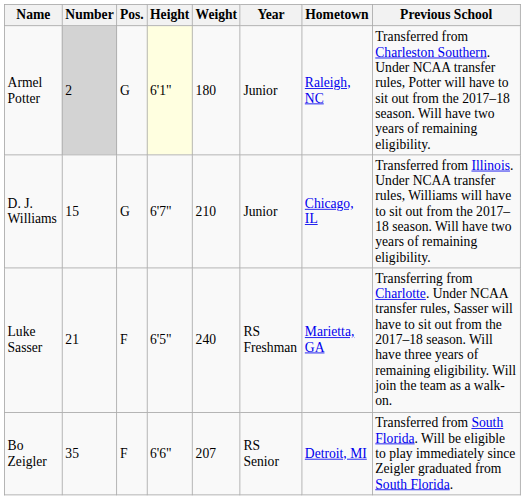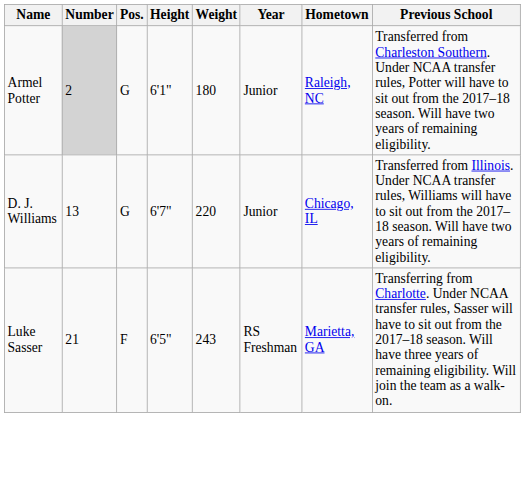(161, 90) lightyellow background -> (161, 90) no background
(72, 211) 15 -> (72, 211) 13
(206, 211) 210 -> (206, 211) 220
(206, 340) 240 -> (206, 340) 243
- row: (27, 453)
